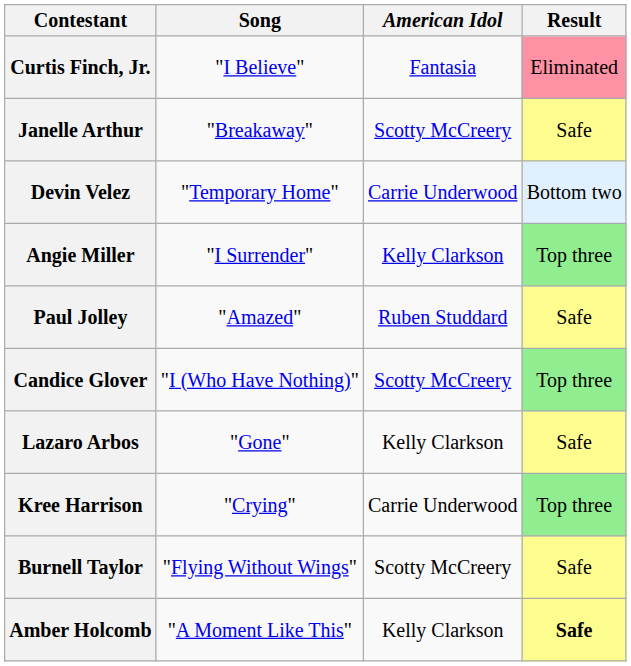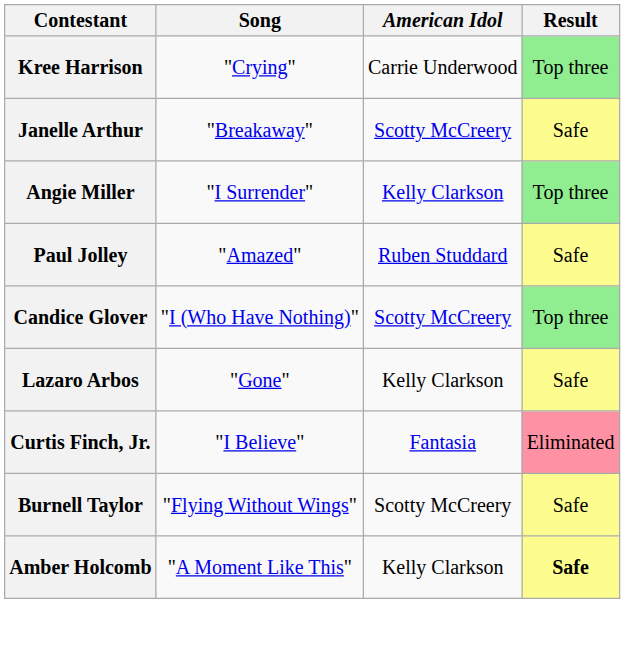rows swapped: (80, 67) <-> (80, 504)
- row: (80, 192)
